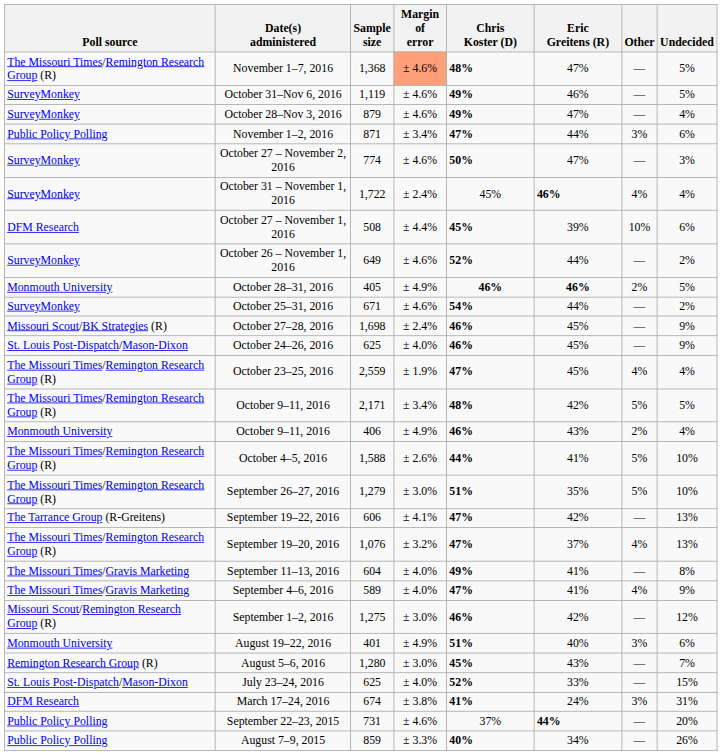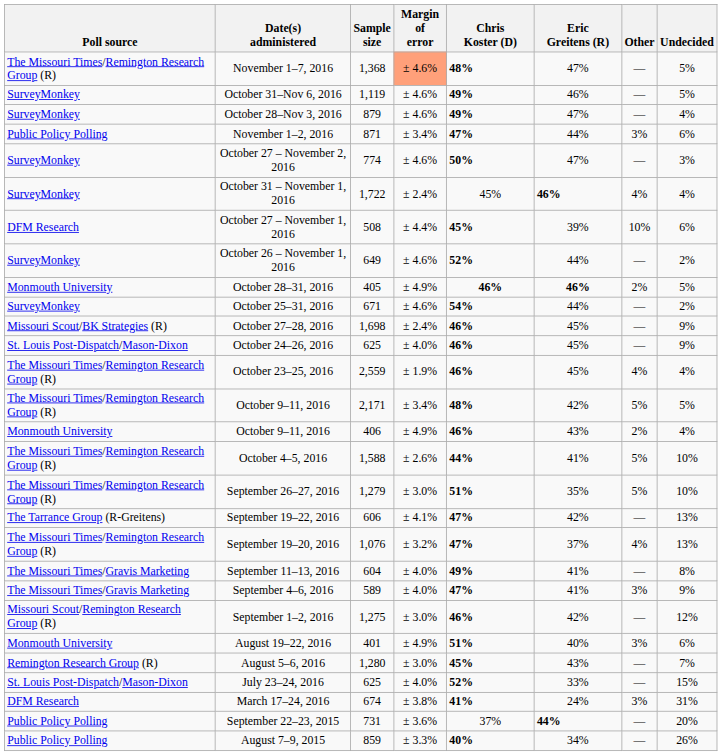(461, 372) 47% -> (461, 372) 46%
(639, 590) 4% -> (639, 590) 3%
(420, 721) ± 4.6% -> (420, 721) ± 3.6%
